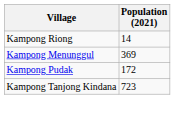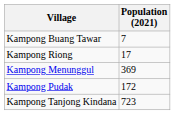+ row: (54, 39)
(126, 39) 14 -> (126, 54) 17
